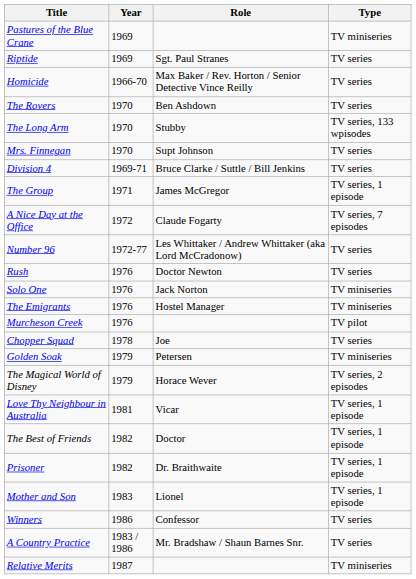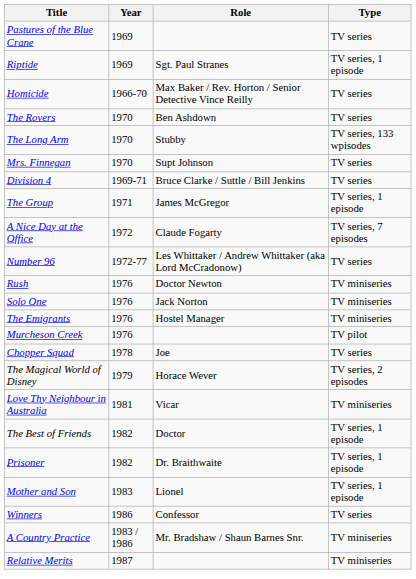(361, 36) TV miniseries -> (351, 36) TV series
(351, 59) TV series -> (357, 65) TV series, 1 episode
(351, 272) TV series -> (361, 284) TV miniseries
- row: (34, 357)
(357, 409) TV series, 1 episode -> (361, 404) TV miniseries
(351, 542) TV series -> (361, 537) TV miniseries
